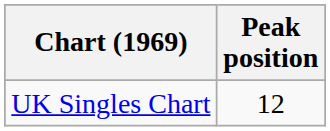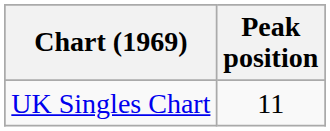(271, 102) 12 -> (271, 102) 11
